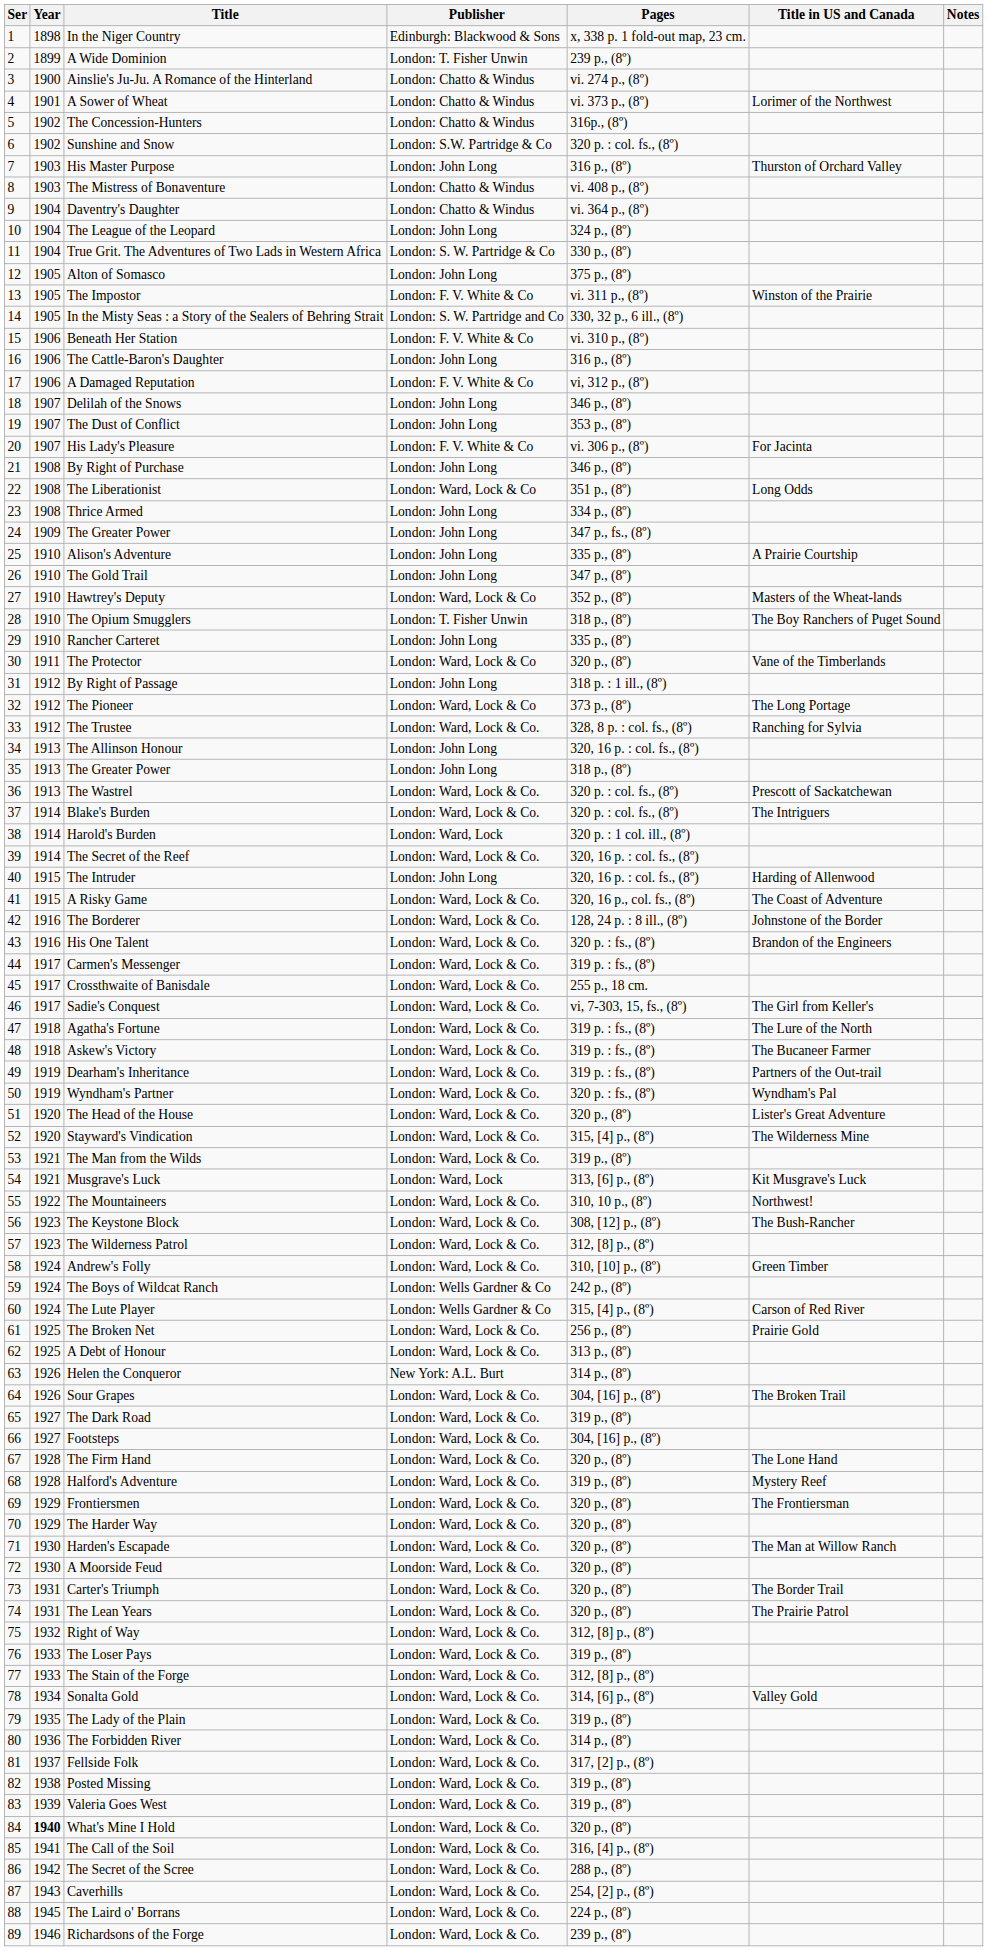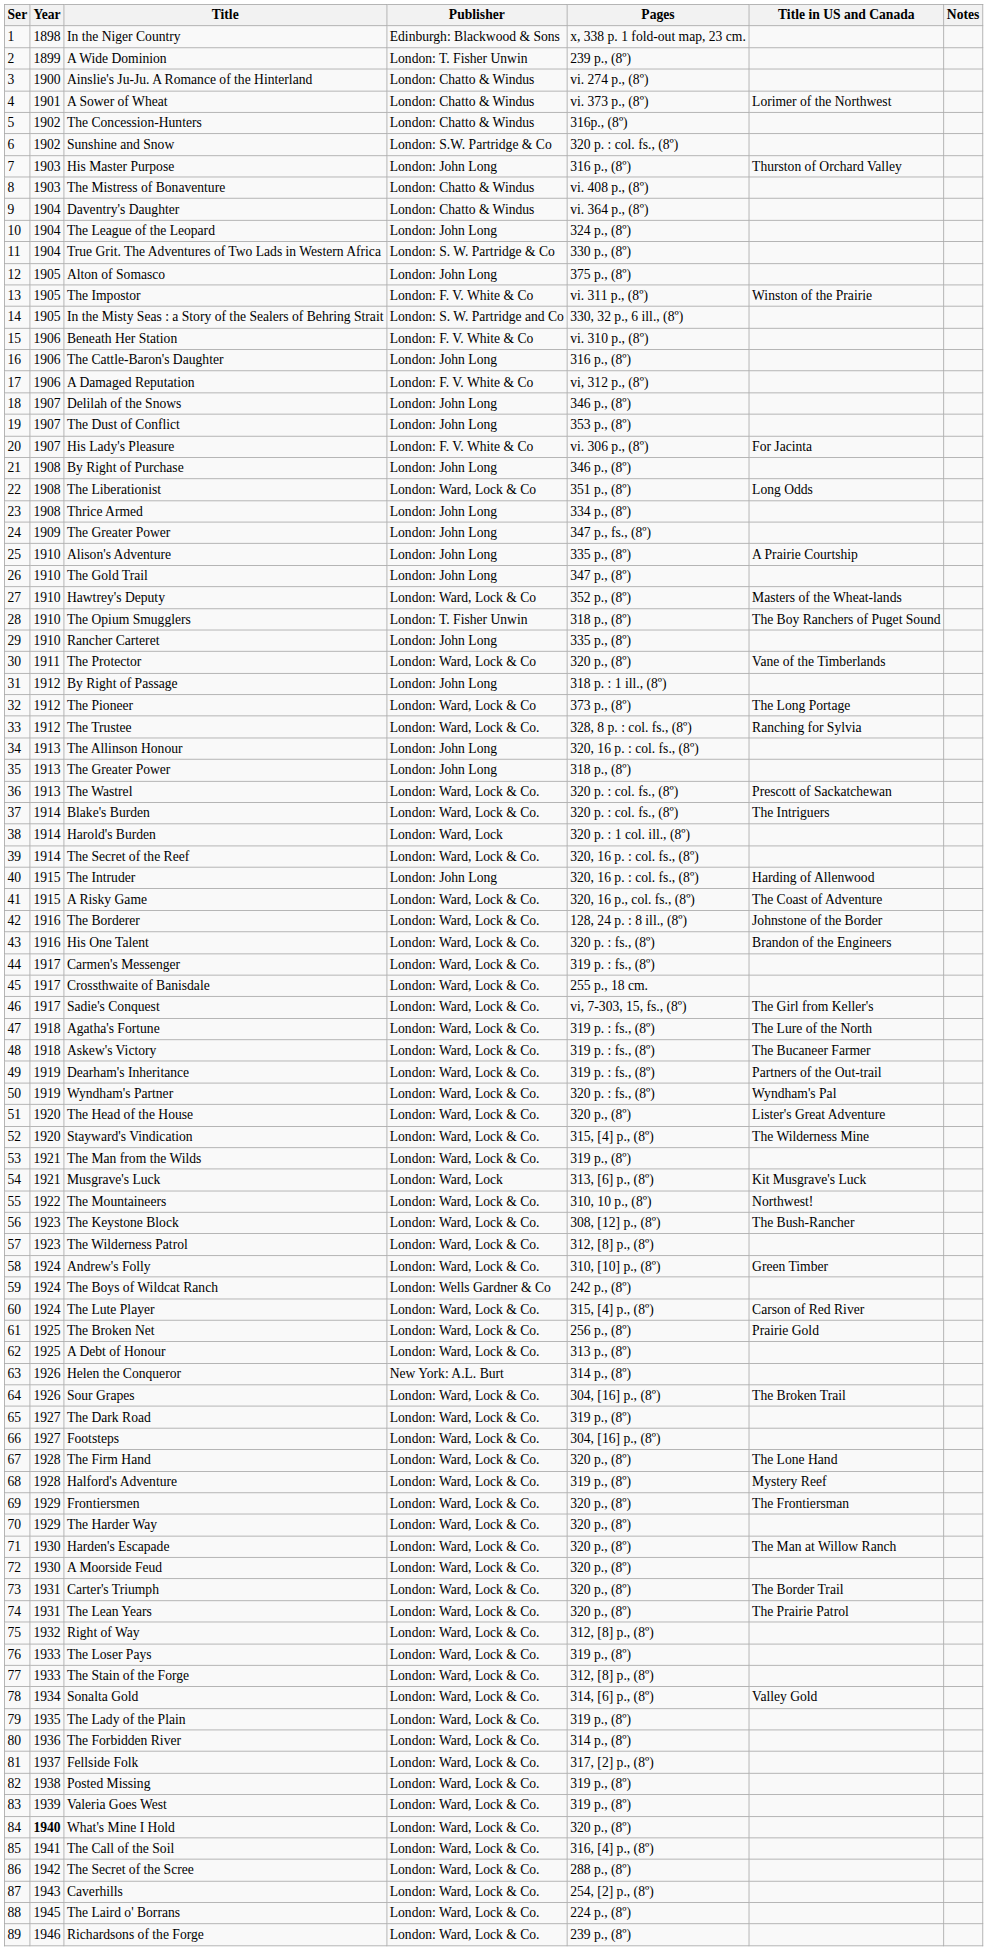(470, 1309) London: Wells Gardner & Co -> (465, 1309) London: Ward, Lock & Co.
